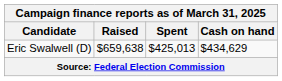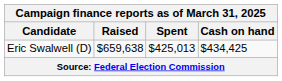(224, 48) $434,629 -> (224, 48) $434,425
